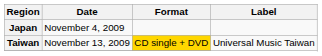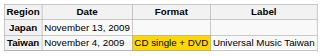(84, 27) November 4, 2009 -> (87, 27) November 13, 2009
(87, 43) November 13, 2009 -> (84, 43) November 4, 2009
